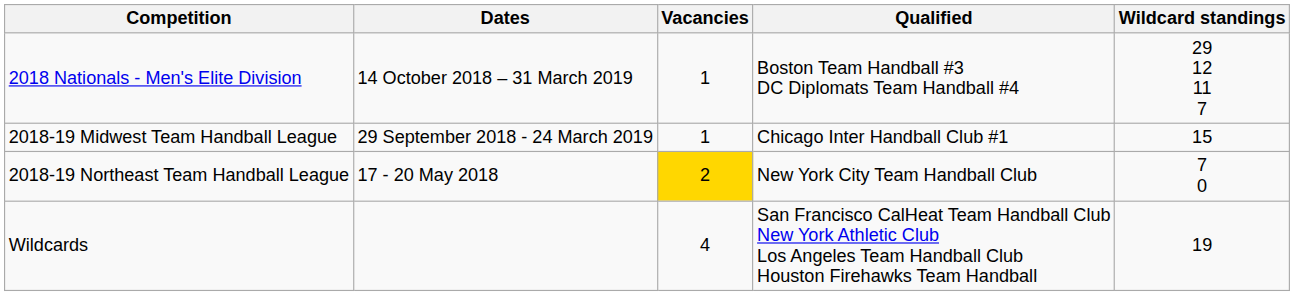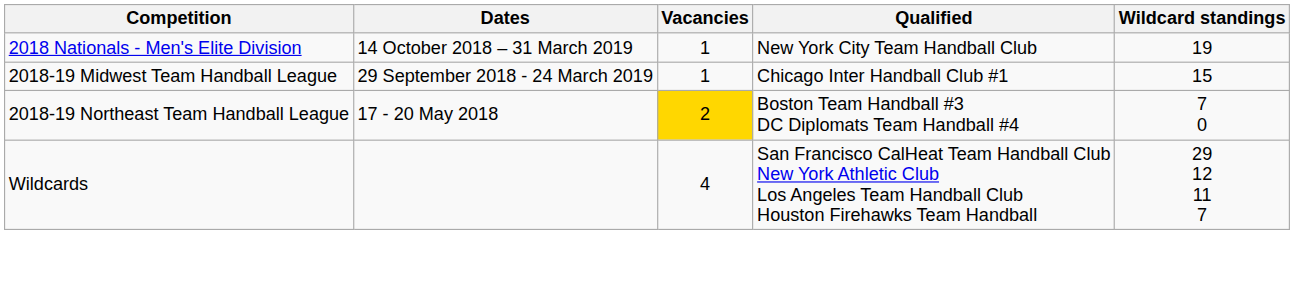(888, 78) Boston Team Handball #3 DC Diplomats Team Handball #4 -> (897, 47) New York City Team Handball Club
(1202, 78) 29 12 11 7 -> (1202, 47) 19
(897, 176) New York City Team Handball Club -> (888, 115) Boston Team Handball #3 DC Diplomats Team Handball #4
(1202, 245) 19 -> (1202, 184) 29 12 11 7
